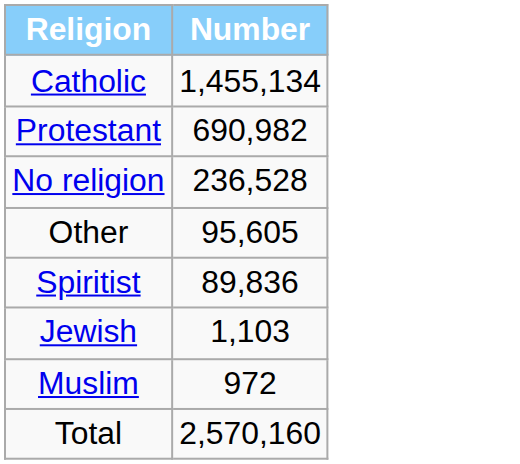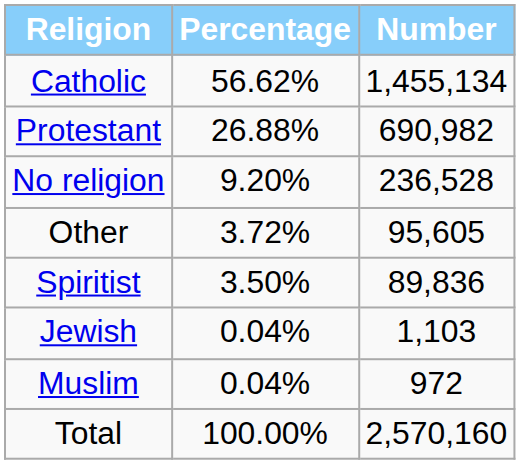+ column: (265, 29)
